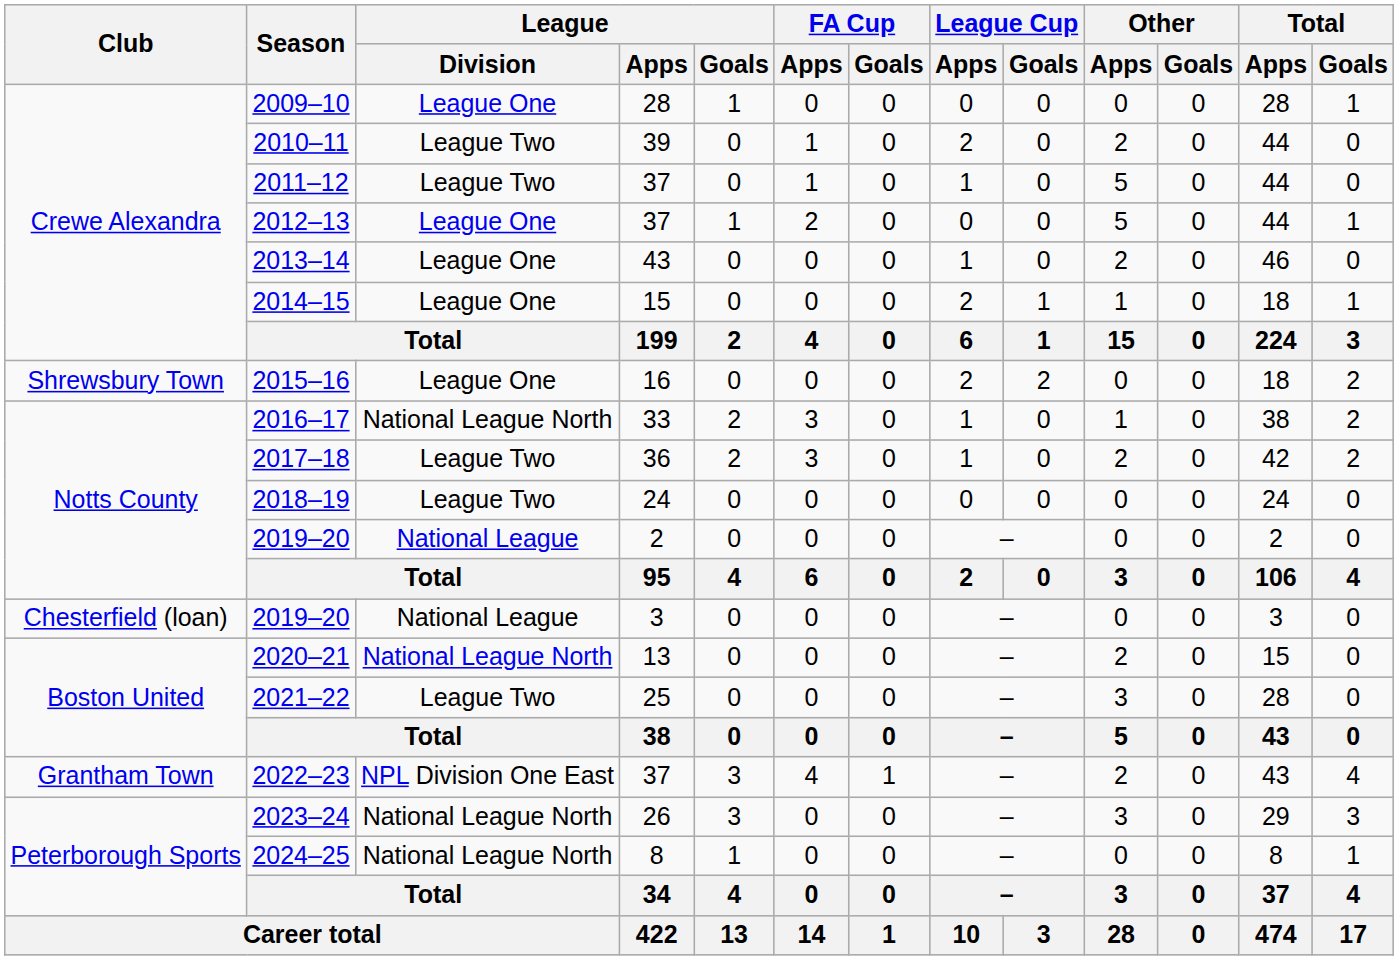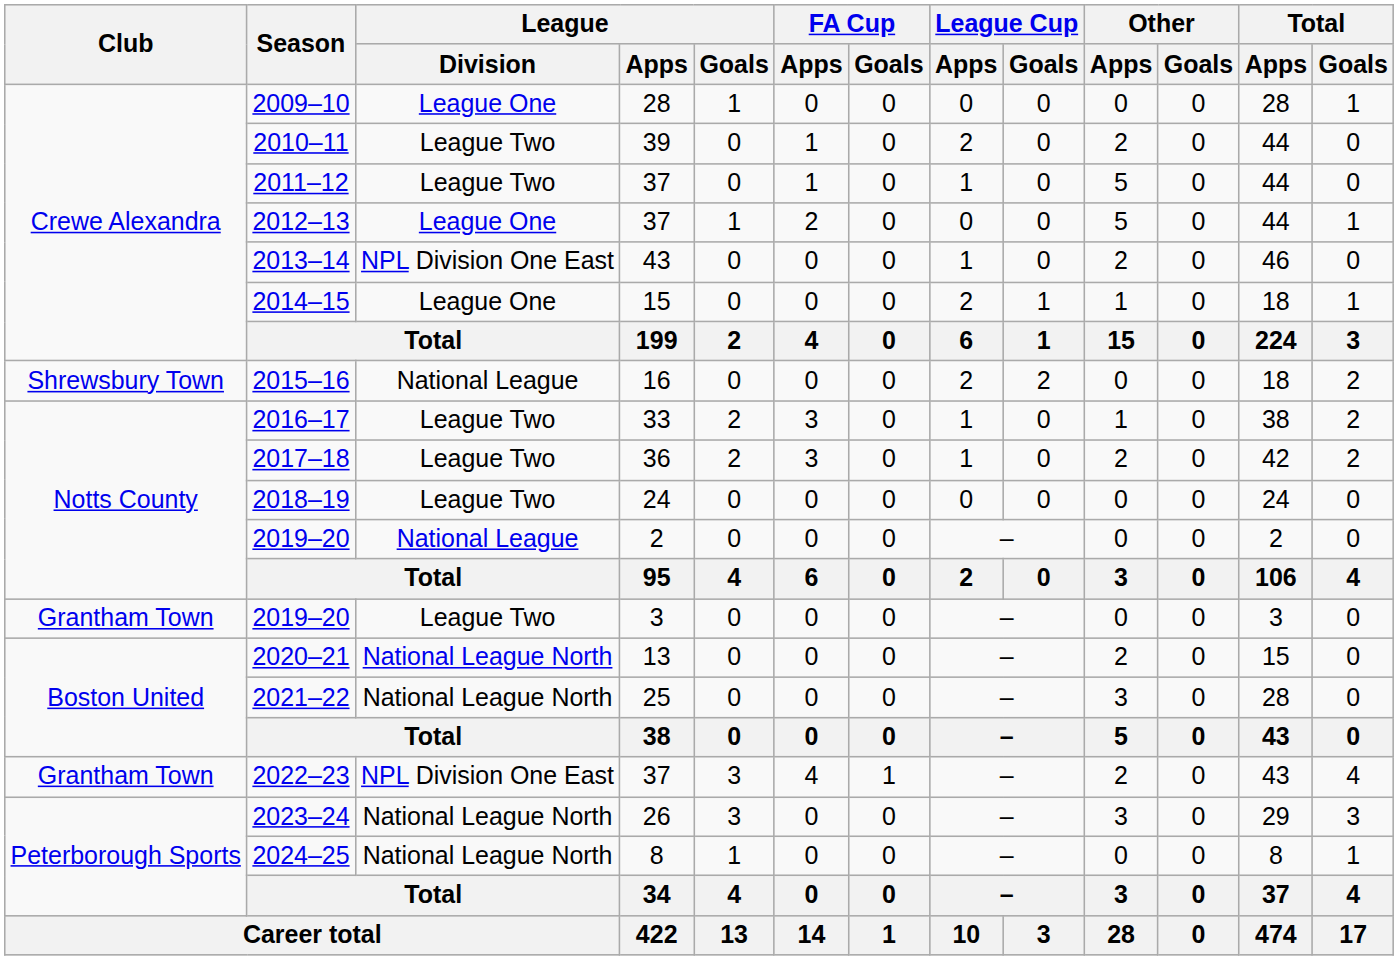(488, 261) League One -> (488, 261) NPL Division One East
(488, 380) League One -> (488, 380) National League
(488, 420) National League North -> (488, 420) League Two
(126, 618) Chesterfield (loan) -> (126, 618) Grantham Town
(488, 618) National League -> (488, 618) League Two
(488, 697) League Two -> (488, 697) National League North
